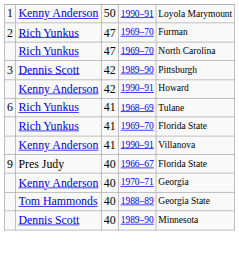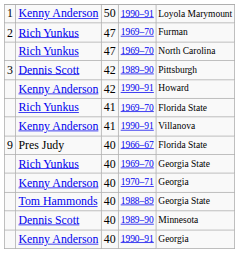- row: (110, 107)
+ row: (110, 164)
+ row: (110, 239)
